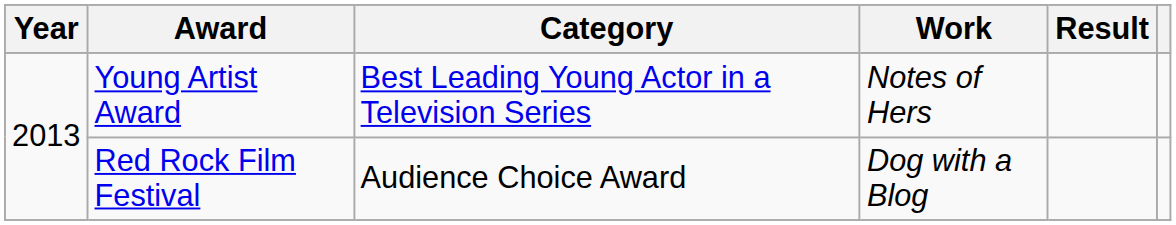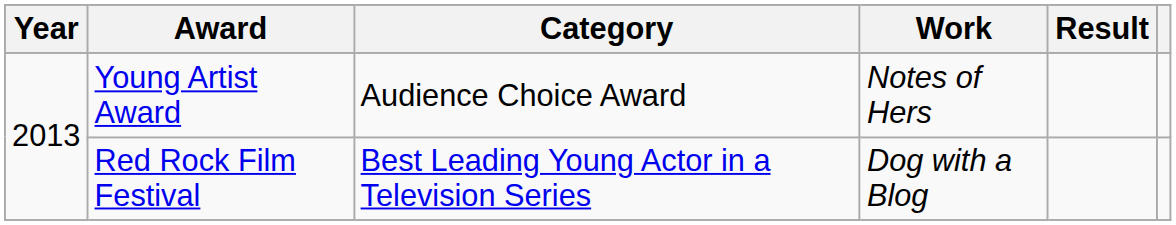(566, 94) Best Leading Young Actor in a Television Series -> (523, 94) Audience Choice Award
(523, 178) Audience Choice Award -> (566, 178) Best Leading Young Actor in a Television Series
